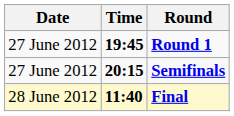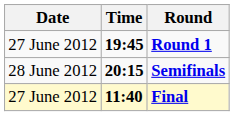(53, 70) 27 June 2012 -> (53, 70) 28 June 2012
(53, 96) 28 June 2012 -> (53, 96) 27 June 2012
